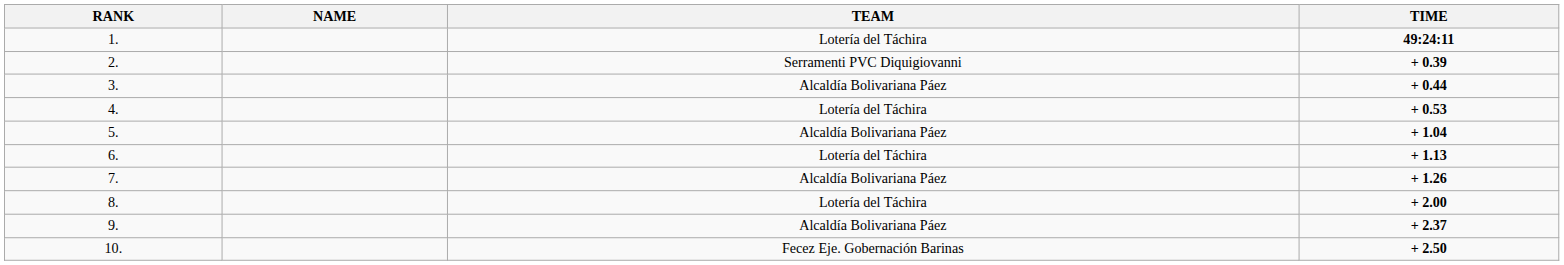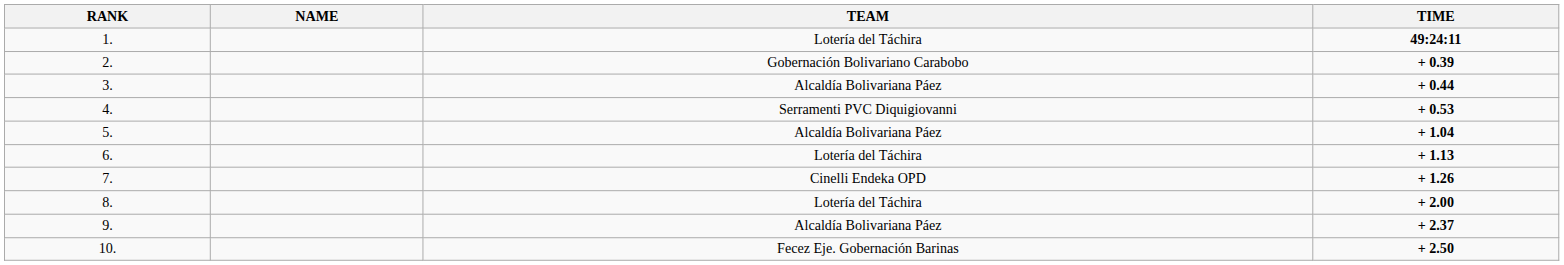(873, 63) Serramenti PVC Diquigiovanni -> (868, 63) Gobernación Bolivariano Carabobo
(873, 109) Lotería del Táchira -> (868, 109) Serramenti PVC Diquigiovanni
(873, 179) Alcaldía Bolivariana Páez -> (868, 179) Cinelli Endeka OPD
